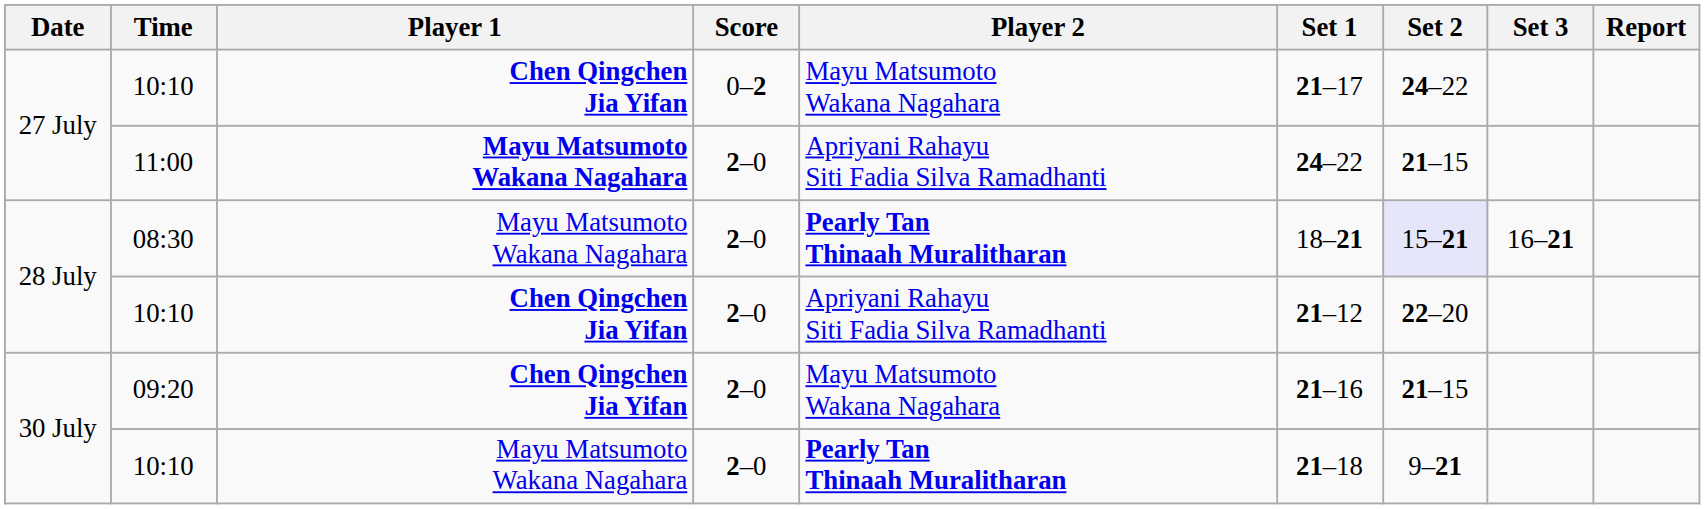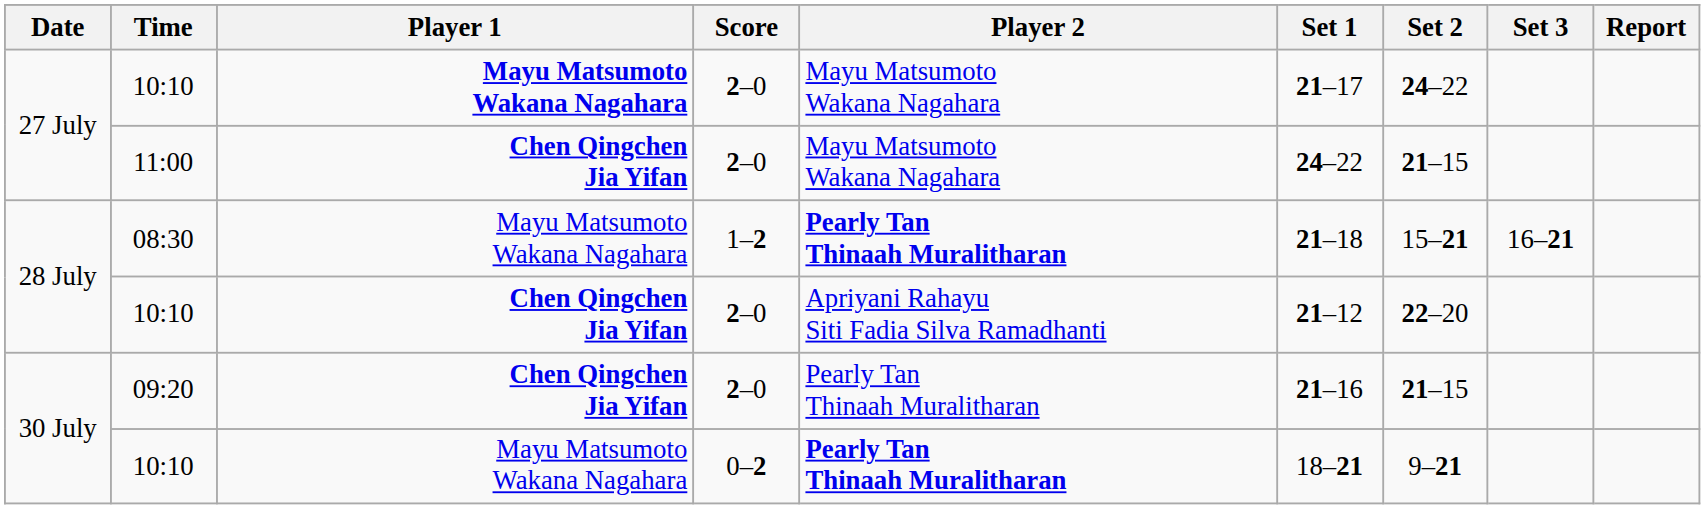(598, 86) Chen Qingchen Jia Yifan -> (580, 86) Mayu Matsumoto Wakana Nagahara
(746, 86) 0–2 -> (746, 86) 2–0
(580, 162) Mayu Matsumoto Wakana Nagahara -> (598, 162) Chen Qingchen Jia Yifan
(956, 162) Apriyani Rahayu Siti Fadia Silva Ramadhanti -> (903, 162) Mayu Matsumoto Wakana Nagahara
(746, 238) 2–0 -> (746, 238) 1–2
(1329, 238) 18–21 -> (1329, 238) 21–18
(1435, 238) lavender background -> (1435, 238) no background
(903, 390) Mayu Matsumoto Wakana Nagahara -> (922, 390) Pearly Tan Thinaah Muralitharan
(746, 465) 2–0 -> (746, 465) 0–2
(1329, 465) 21–18 -> (1329, 465) 18–21
